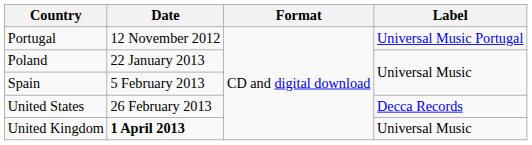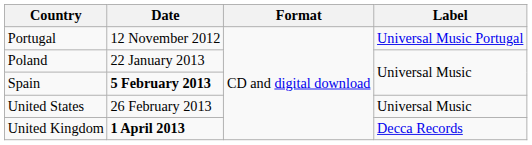(157, 83) normal -> (161, 83) bold
(420, 106) Decca Records -> (424, 106) Universal Music
(424, 128) Universal Music -> (420, 128) Decca Records
